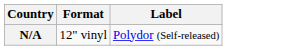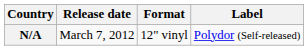+ column: (97, 14)
